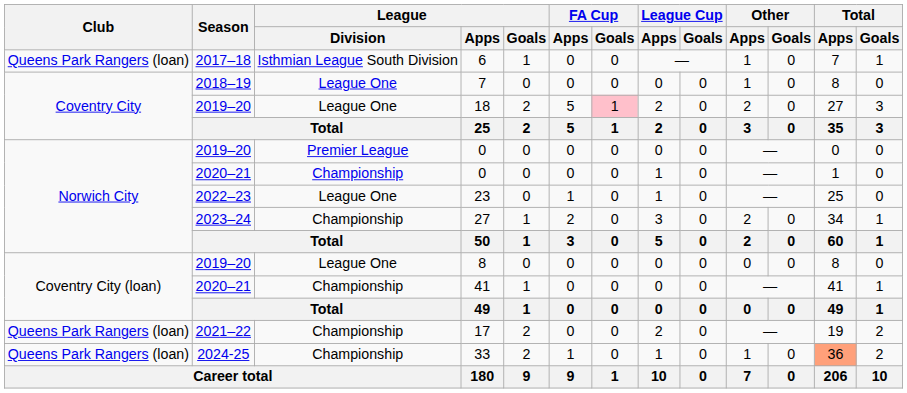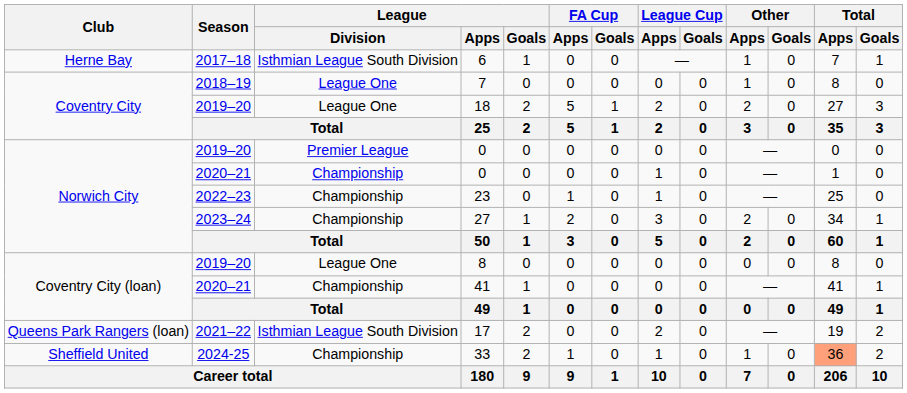(98, 60) Queens Park Rangers (loan) -> (98, 60) Herne Bay
(615, 106) pink background -> (615, 106) no background
(358, 196) League One -> (358, 196) Championship
(358, 331) Championship -> (358, 331) Isthmian League South Division
(98, 354) Queens Park Rangers (loan) -> (98, 354) Sheffield United
